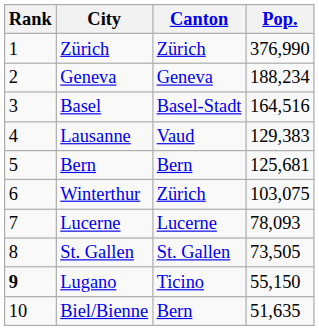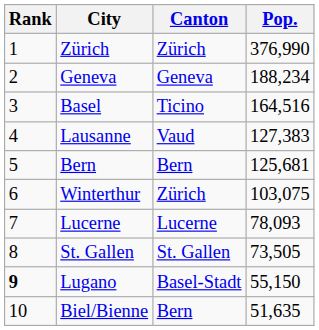(199, 106) Basel-Stadt -> (180, 106) Ticino
(280, 135) 129,383 -> (280, 135) 127,383
(180, 281) Ticino -> (199, 281) Basel-Stadt
